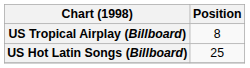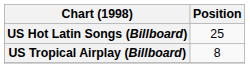rows swapped: (97, 53) <-> (97, 33)
